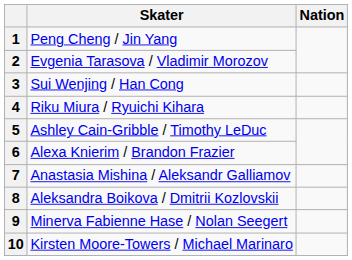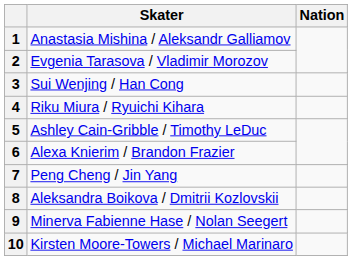(104, 38) Peng Cheng / Jin Yang -> (160, 38) Anastasia Mishina / Aleksandr Galliamov
(160, 175) Anastasia Mishina / Aleksandr Galliamov -> (104, 175) Peng Cheng / Jin Yang
